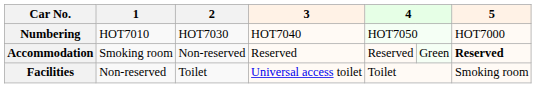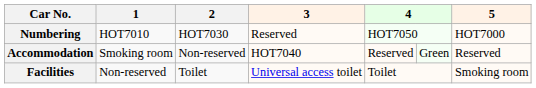(276, 33) HOT7040 -> (274, 33) Reserved
(274, 53) Reserved -> (276, 53) HOT7040
(479, 53) bold -> (478, 53) normal
